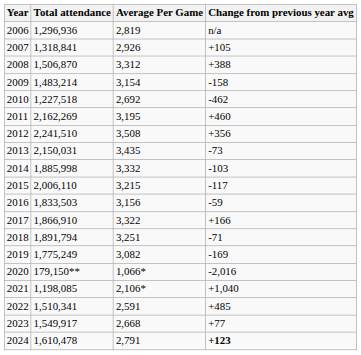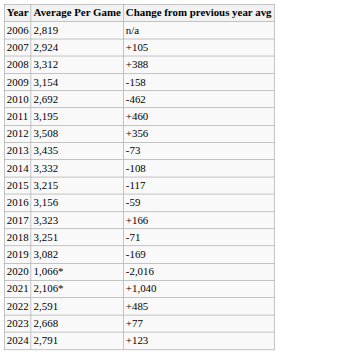- column: (72, 13)
(128, 47) 2,926 -> (46, 47) 2,924
(218, 168) -103 -> (136, 168) -108
(128, 220) 3,322 -> (46, 220) 3,323
(219, 340) bold -> (137, 340) normal
